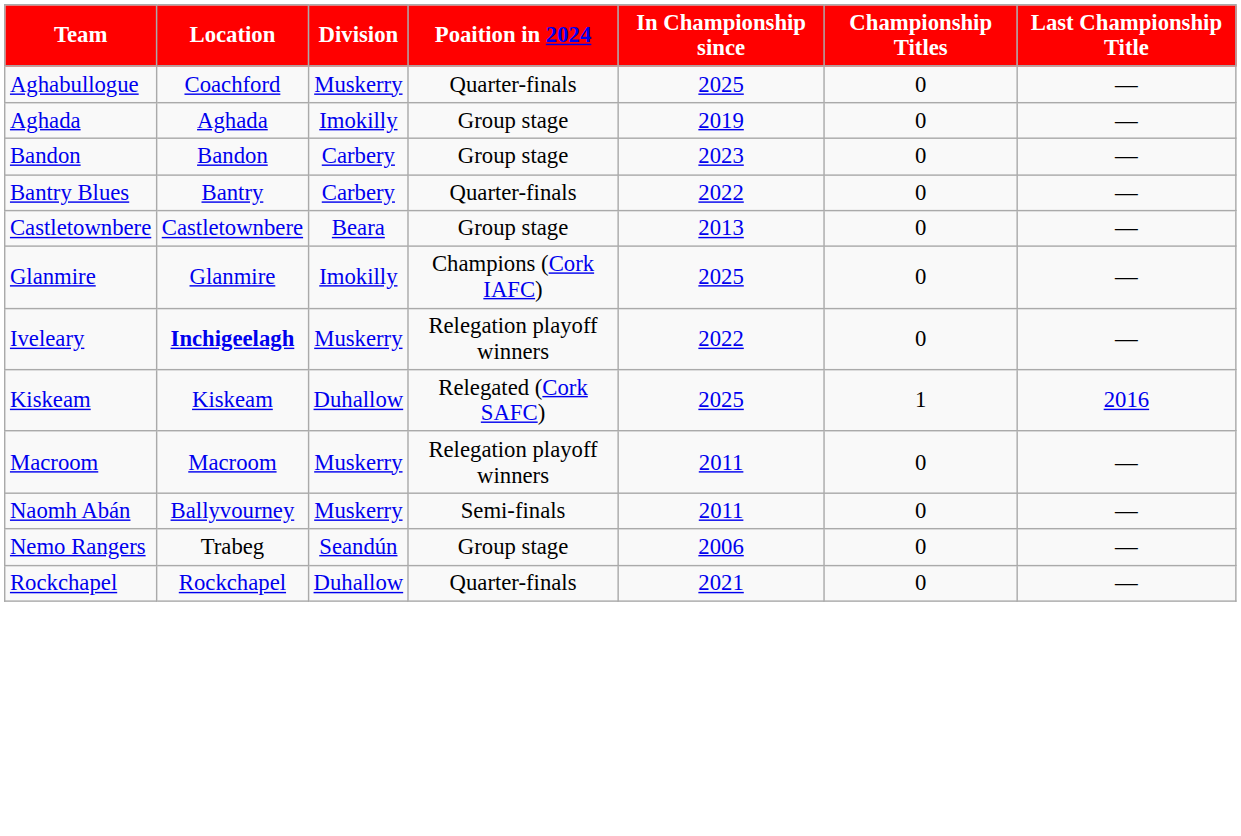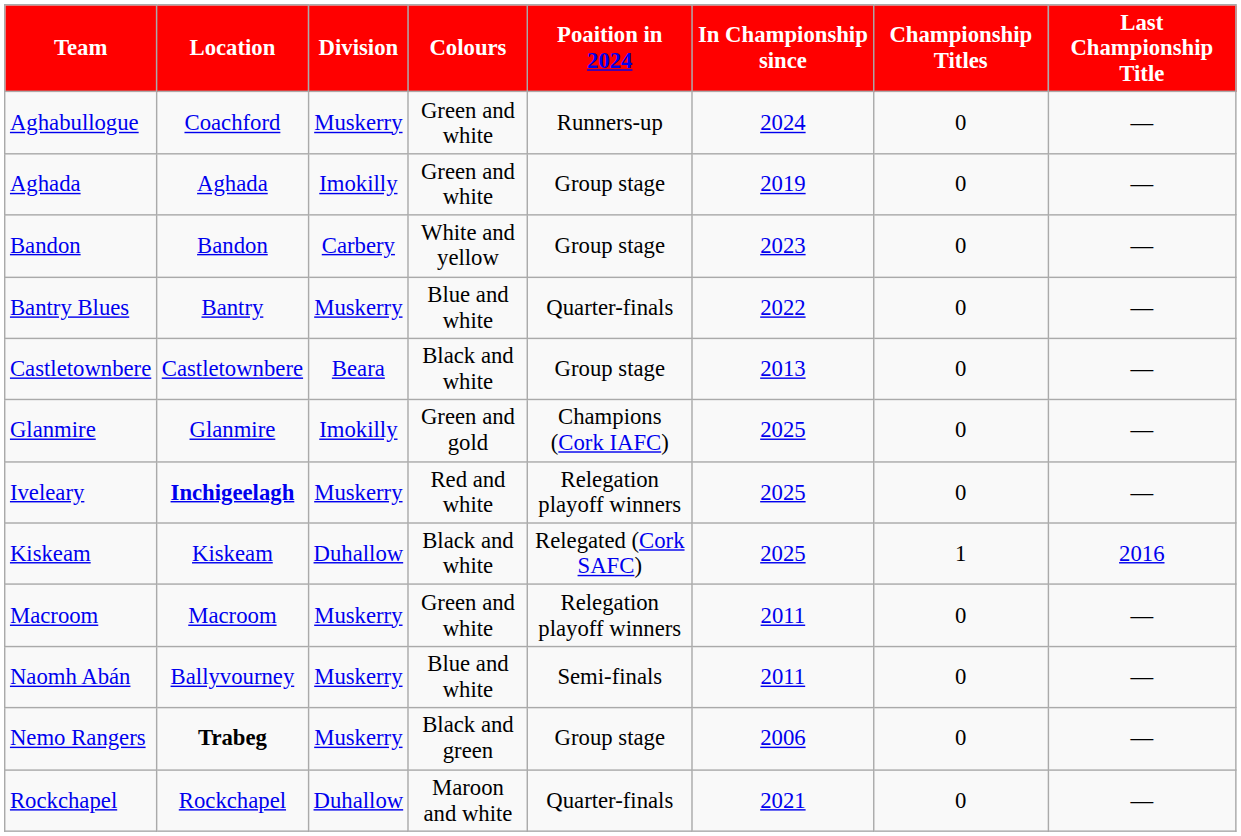+ column: (468, 48)
(513, 84) Quarter-finals -> (610, 122) Runners-up
(721, 84) 2025 -> (783, 122) 2024
(358, 192) Carbery -> (358, 307) Muskerry
(721, 338) 2022 -> (783, 492) 2025
(232, 546) normal -> (232, 738) bold
(358, 546) Seandún -> (358, 738) Muskerry
